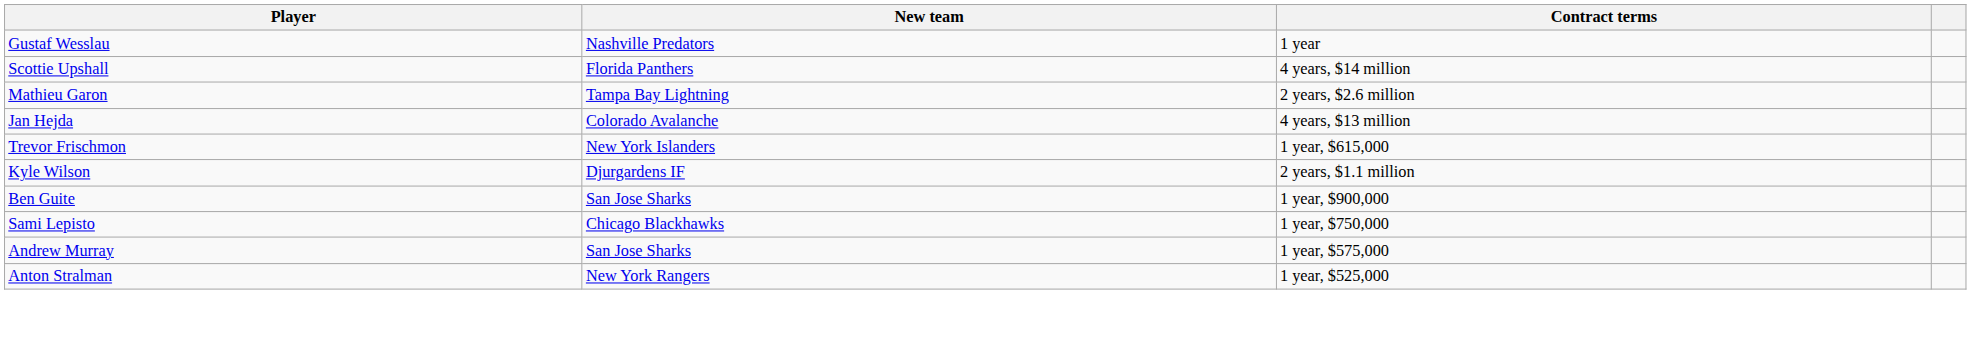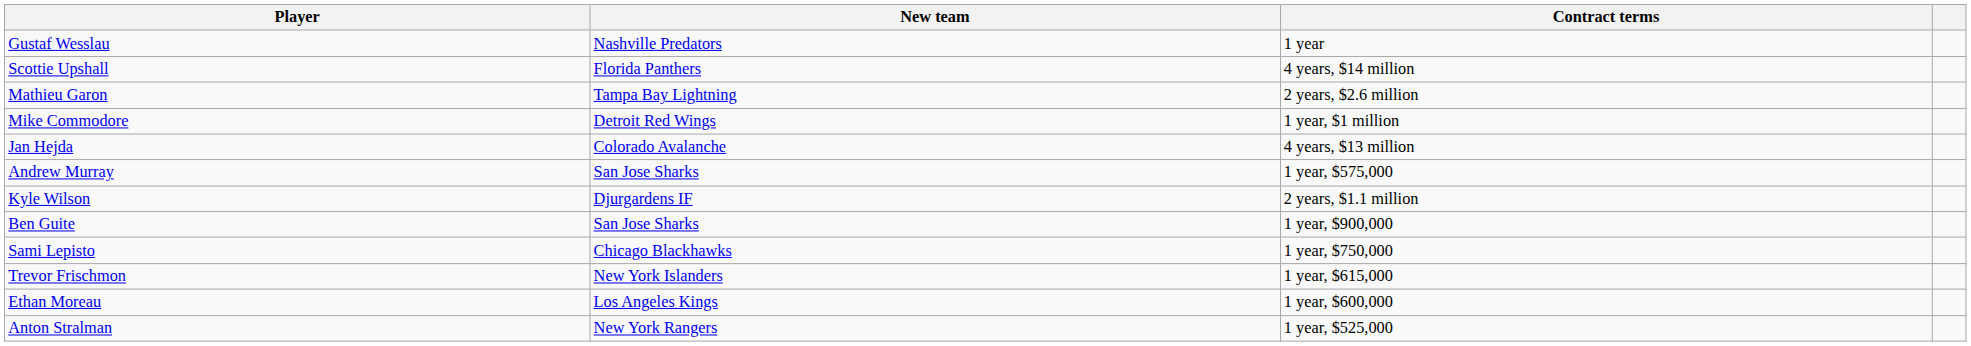+ row: (68, 120)
rows swapped: (67, 146) <-> (61, 250)
+ row: (55, 302)
